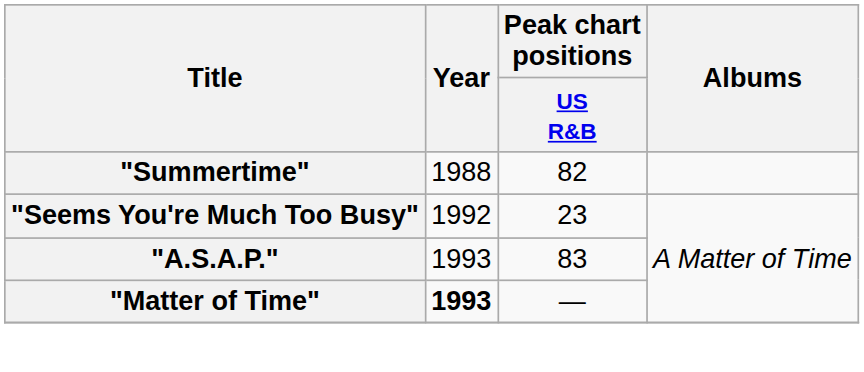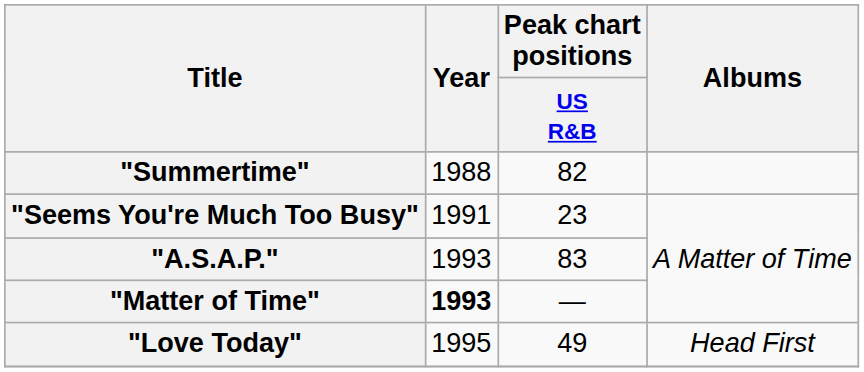(461, 215) 1992 -> (461, 215) 1991
+ row: (215, 344)
